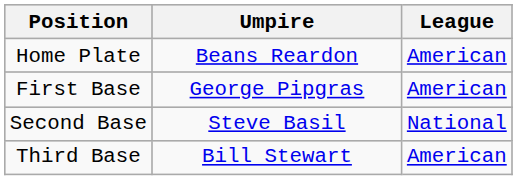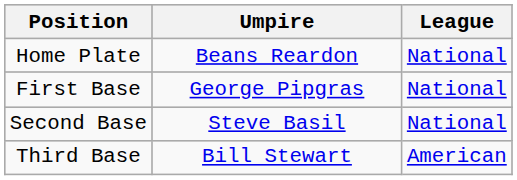(457, 56) American -> (457, 56) National
(457, 90) American -> (457, 90) National
